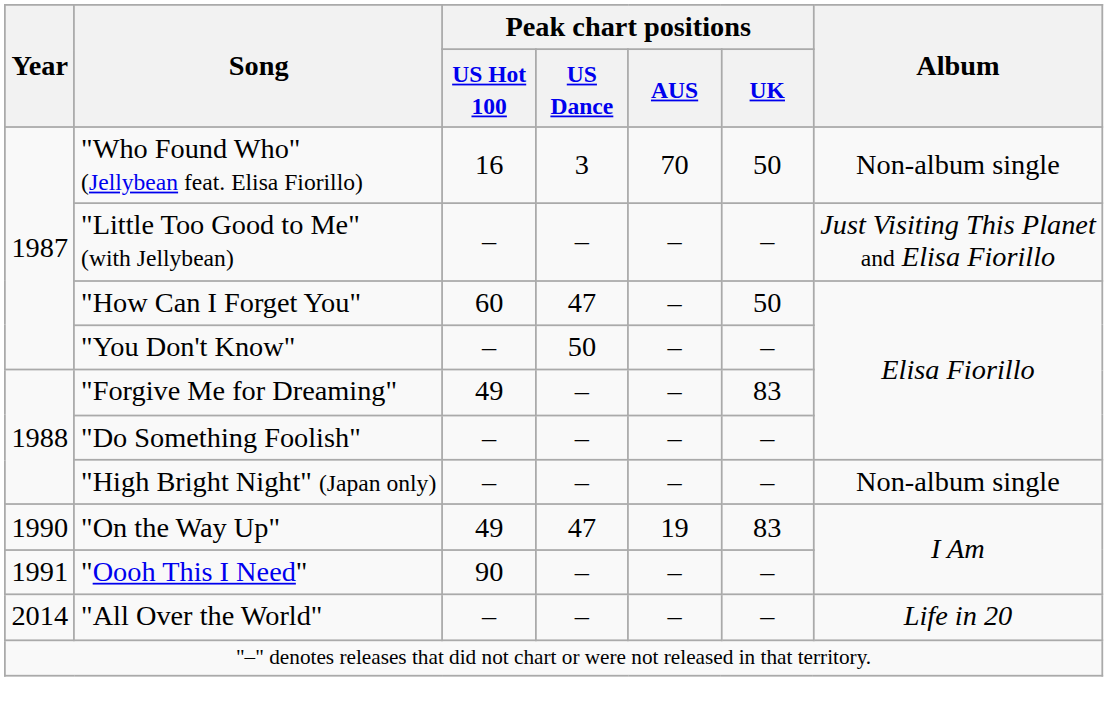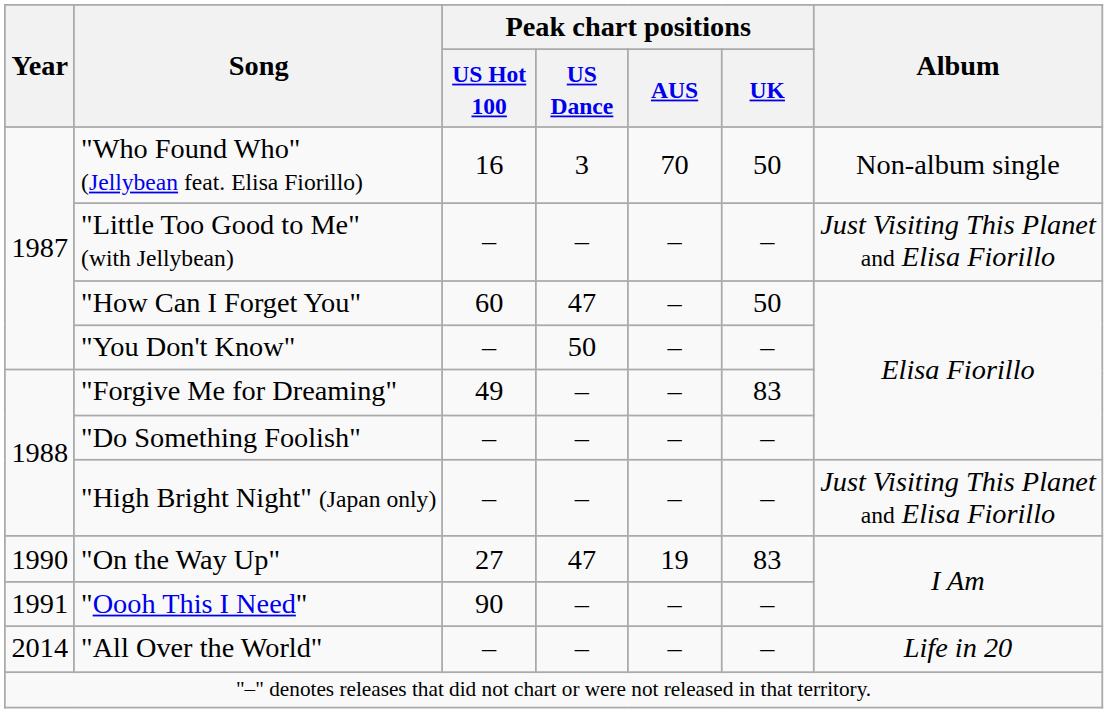(958, 481) Non-album single -> (958, 497) Just Visiting This Planet and Elisa Fiorillo
(489, 526) 49 -> (489, 558) 27
